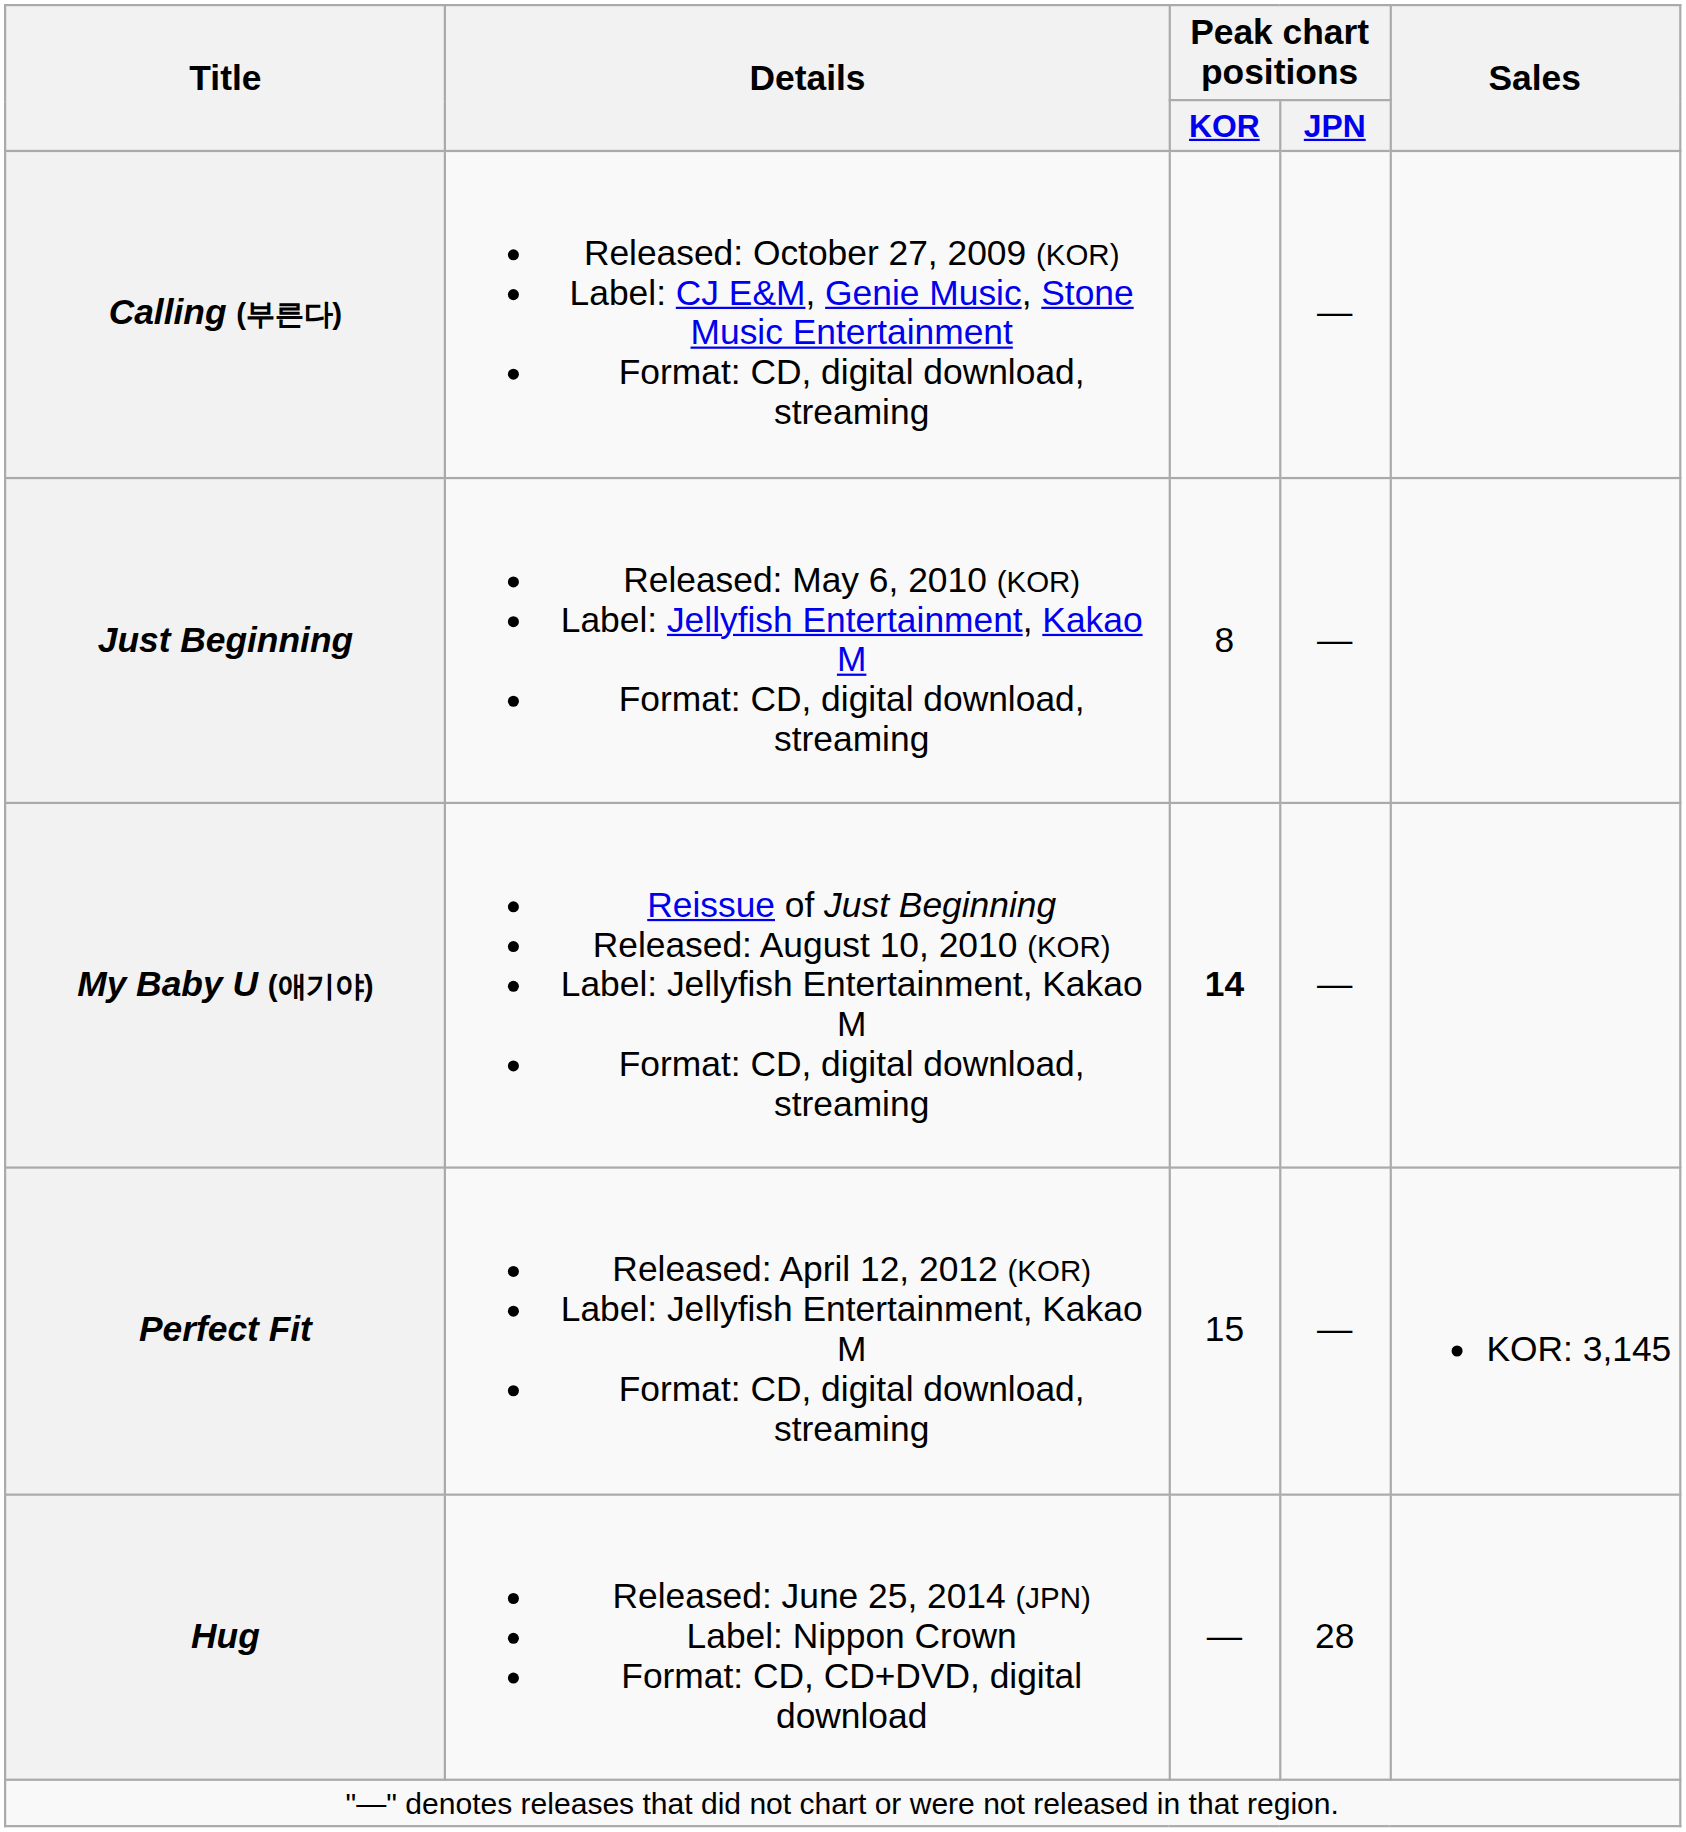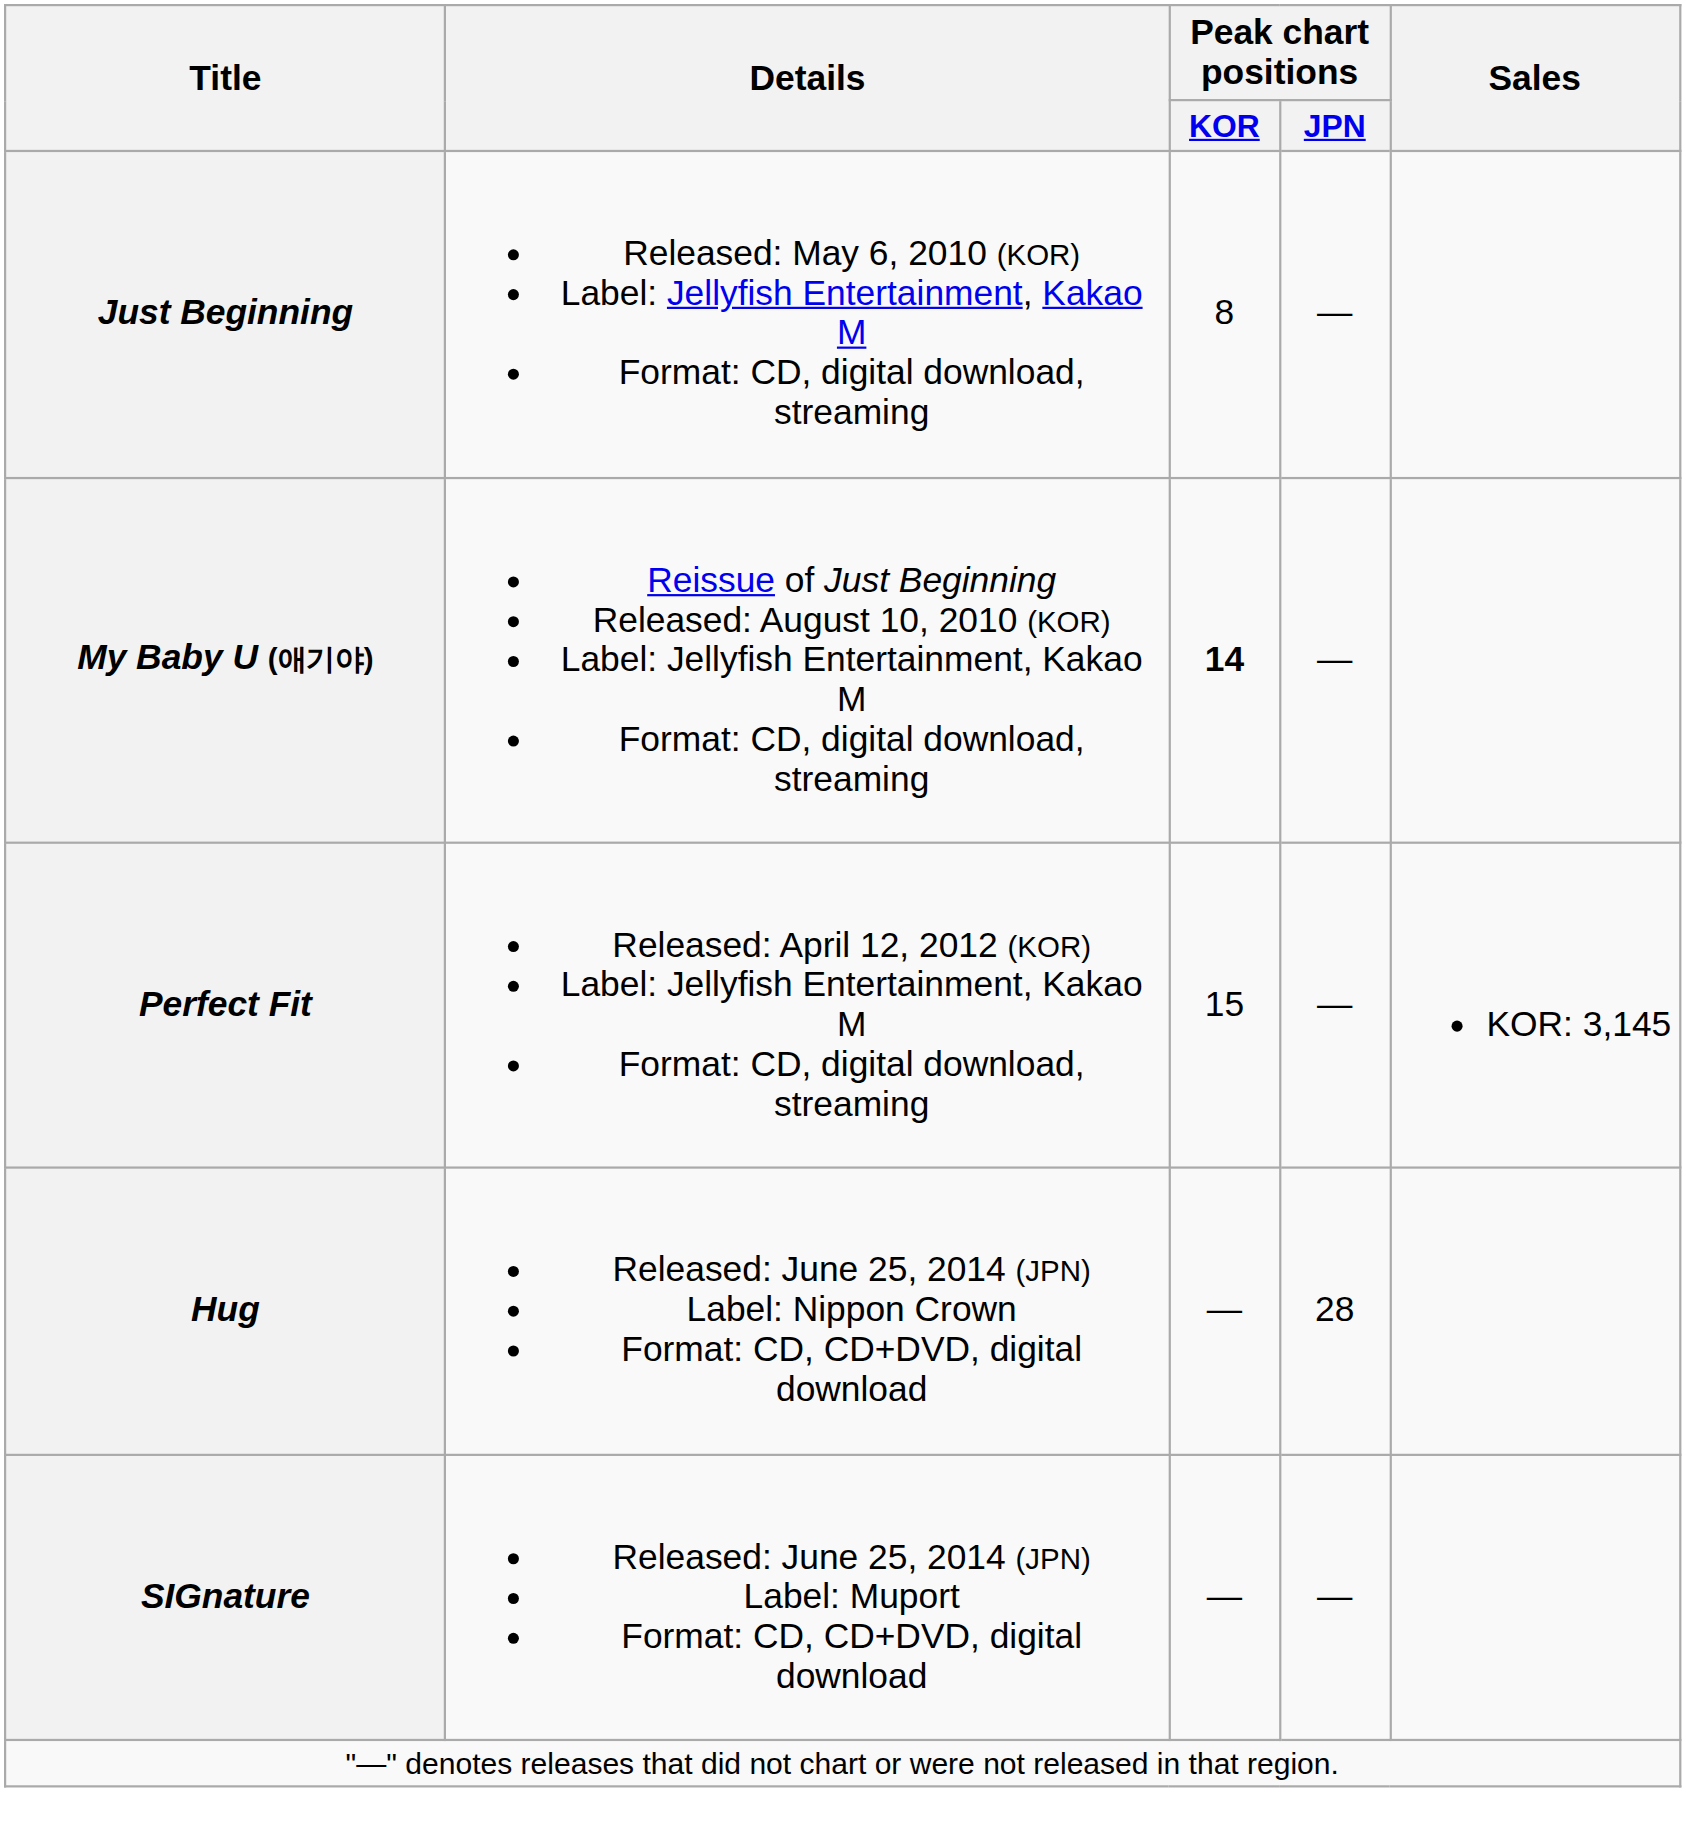- row: (225, 312)
+ row: (225, 1596)
